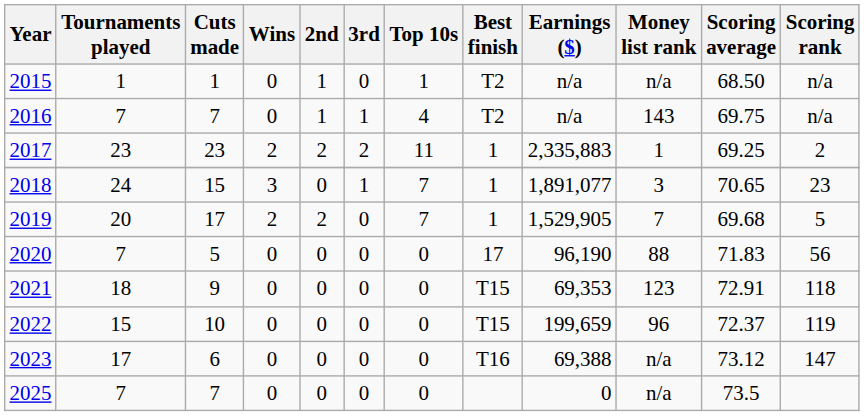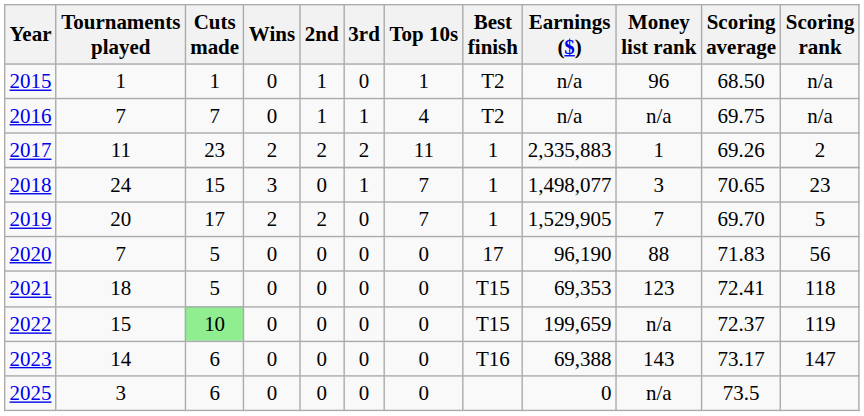(659, 81) n/a -> (659, 81) 96
(659, 115) 143 -> (659, 115) n/a
(121, 150) 23 -> (121, 150) 11
(741, 150) 69.25 -> (741, 150) 69.26
(570, 185) 1,891,077 -> (570, 185) 1,498,077
(741, 219) 69.68 -> (741, 219) 69.70
(215, 288) 9 -> (215, 288) 5
(741, 288) 72.91 -> (741, 288) 72.41
(215, 323) no background -> (215, 323) lightgreen background
(659, 323) 96 -> (659, 323) n/a
(121, 358) 17 -> (121, 358) 14
(659, 358) n/a -> (659, 358) 143
(741, 358) 73.12 -> (741, 358) 73.17
(121, 392) 7 -> (121, 392) 3
(215, 392) 7 -> (215, 392) 6
